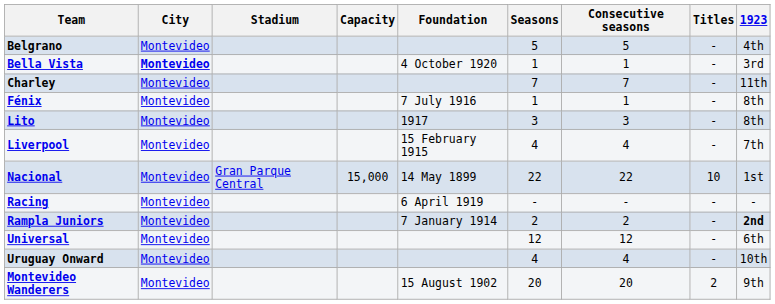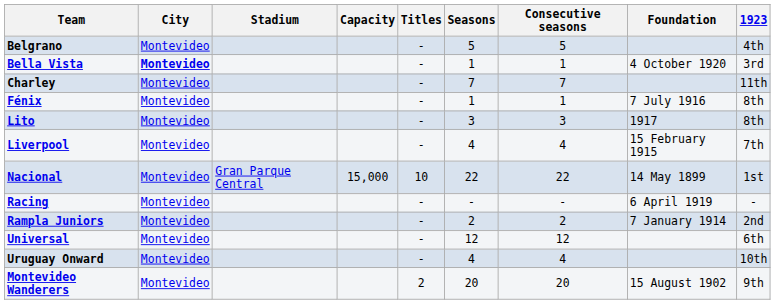columns swapped: (453, 20) <-> (714, 20)
(754, 221) bold -> (754, 221) normal
